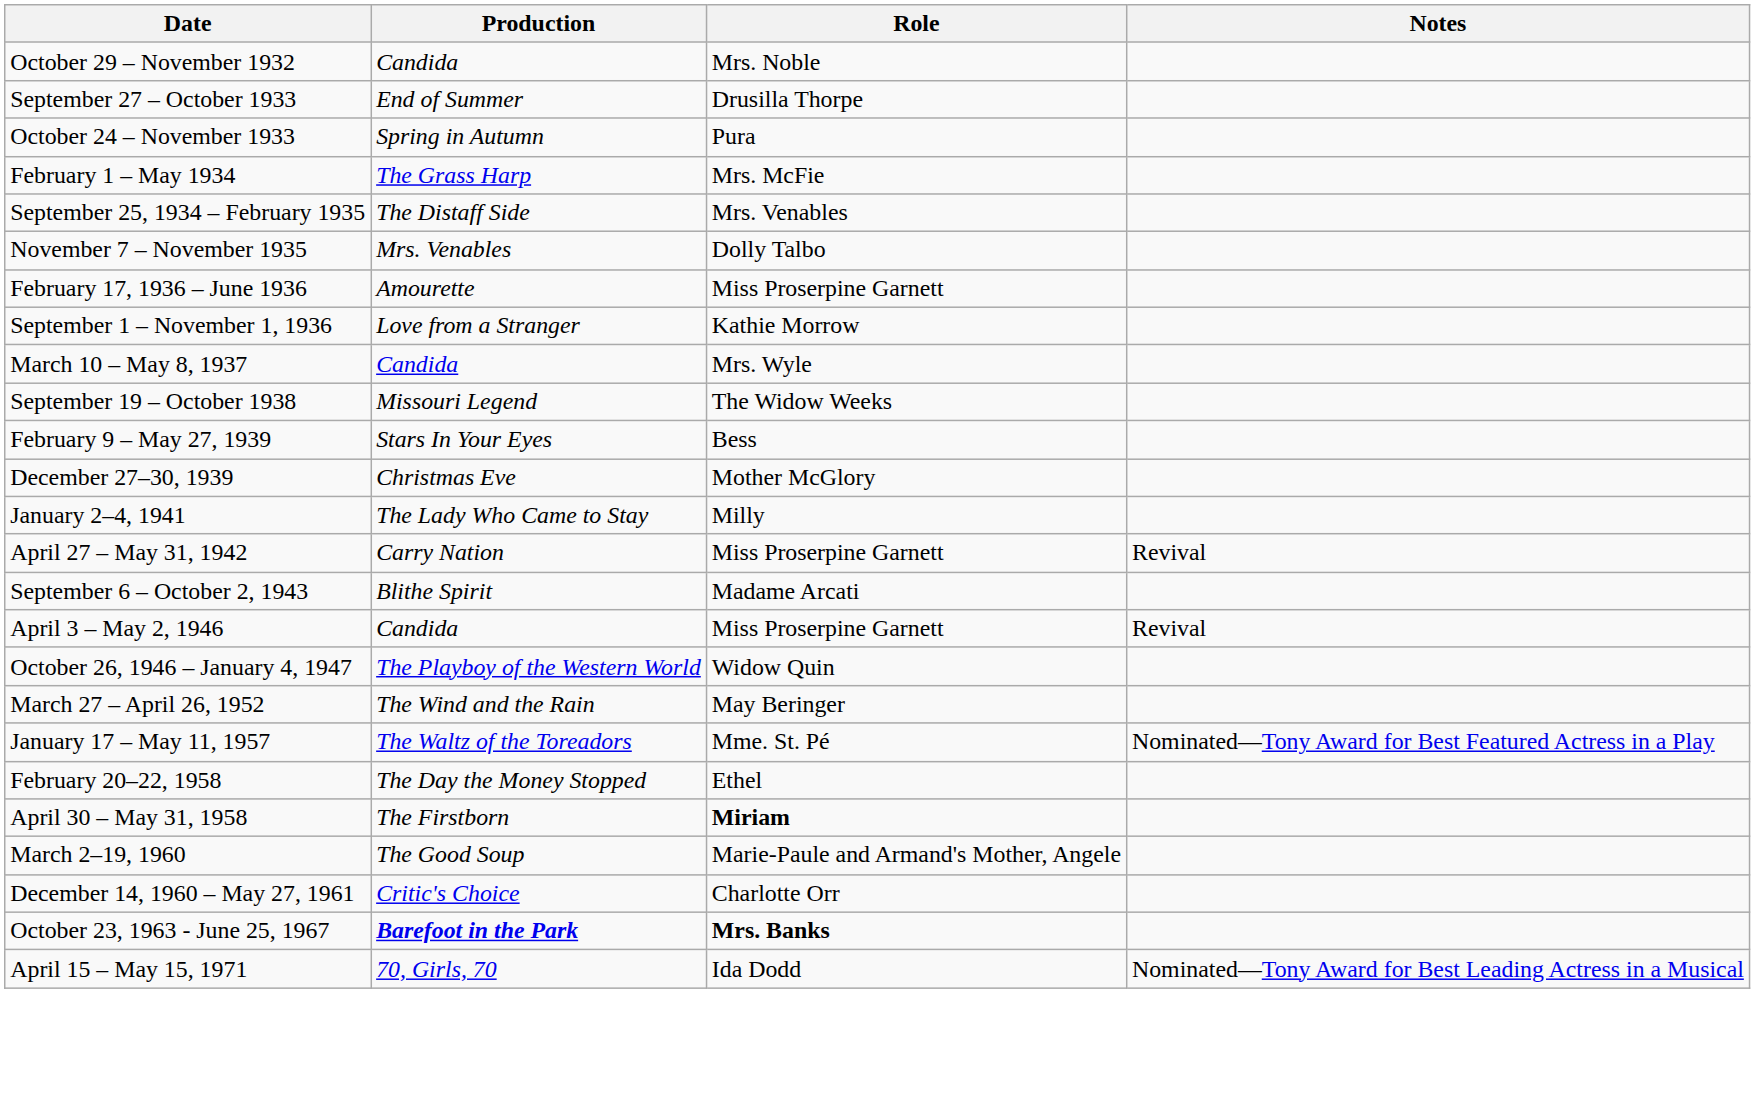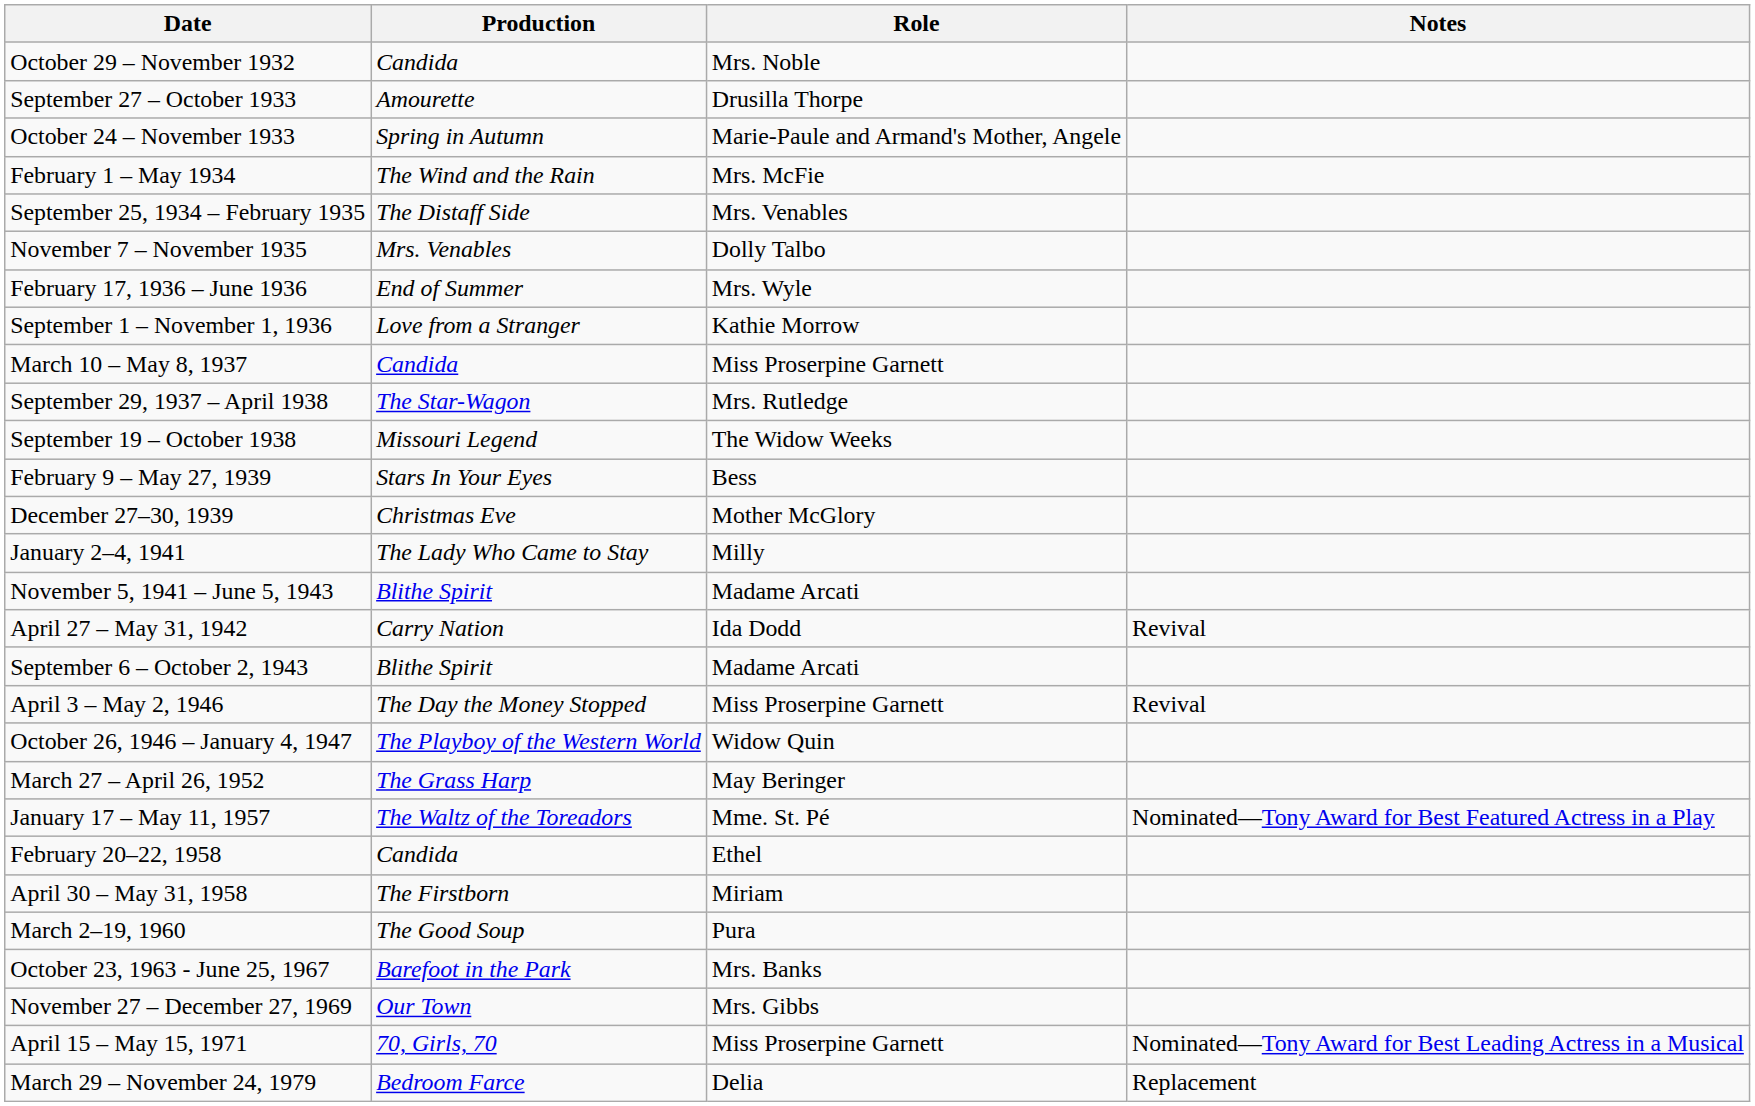(450, 99) End of Summer -> (425, 99) Amourette
(734, 136) Pura -> (916, 136) Marie-Paule and Armand's Mother, Angele
(454, 174) The Grass Harp -> (485, 174) The Wind and the Rain
(425, 288) Amourette -> (450, 288) End of Summer
(828, 288) Miss Proserpine Garnett -> (762, 288) Mrs. Wyle
(762, 363) Mrs. Wyle -> (828, 363) Miss Proserpine Garnett
+ row: (169, 401)
+ row: (172, 590)
(828, 552) Miss Proserpine Garnett -> (756, 628) Ida Dodd
(417, 628) Candida -> (511, 703) The Day the Money Stopped
(485, 703) The Wind and the Rain -> (454, 779) The Grass Harp
(511, 779) The Day the Money Stopped -> (417, 855) Candida
(751, 817) bold -> (748, 893) normal
(916, 855) Marie-Paule and Armand's Mother, Angele -> (734, 930) Pura
- row: (182, 893)
(477, 930) bold -> (473, 968) normal
(771, 930) bold -> (767, 968) normal
+ row: (181, 1006)
(756, 968) Ida Dodd -> (828, 1044) Miss Proserpine Garnett
+ row: (163, 1082)
